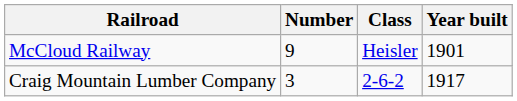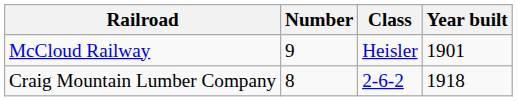(290, 80) 3 -> (290, 80) 8
(446, 80) 1917 -> (446, 80) 1918
